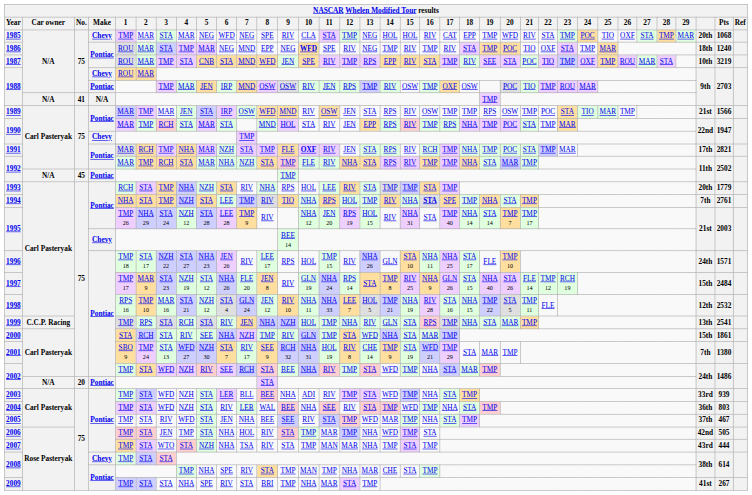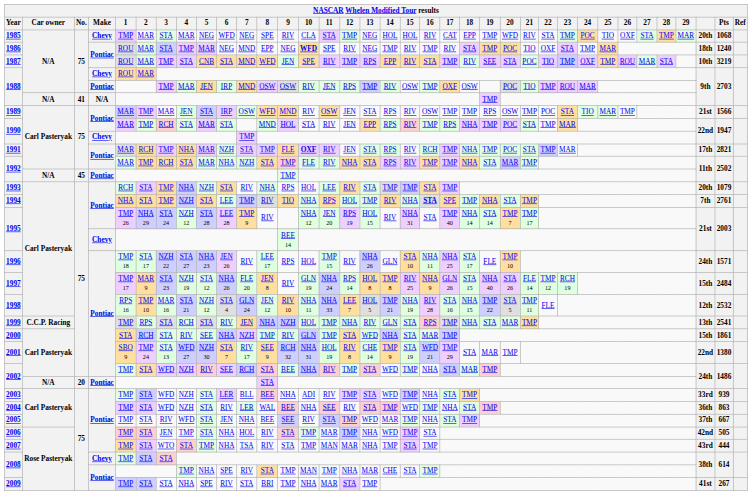(724, 188) 1779 -> (724, 188) 1079
(370, 283) STA -> (370, 283) HOL 8
(705, 352) 7th -> (705, 352) 22nd
(724, 408) 803 -> (724, 408) 863
(724, 420) 467 -> (724, 420) 667
(207, 446) NZH -> (207, 446) TMP
